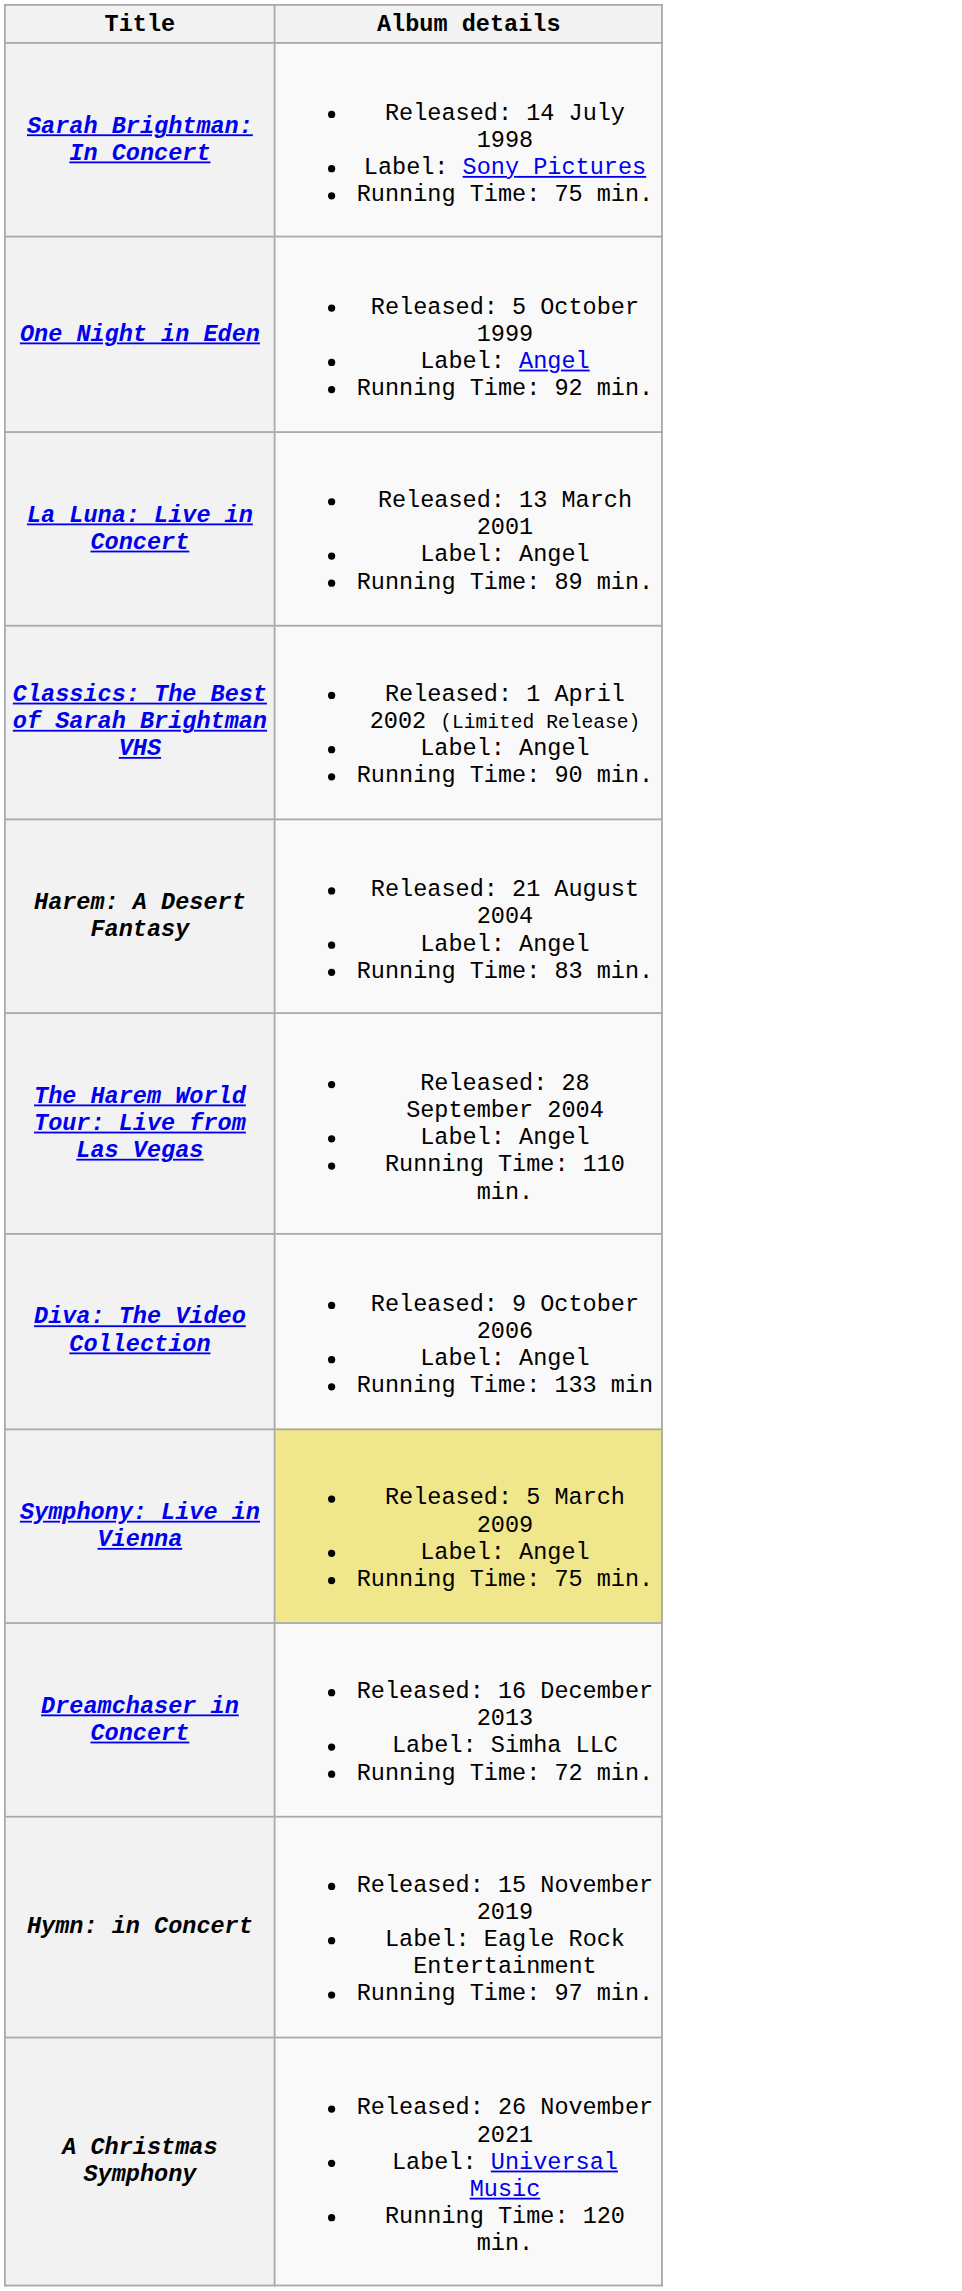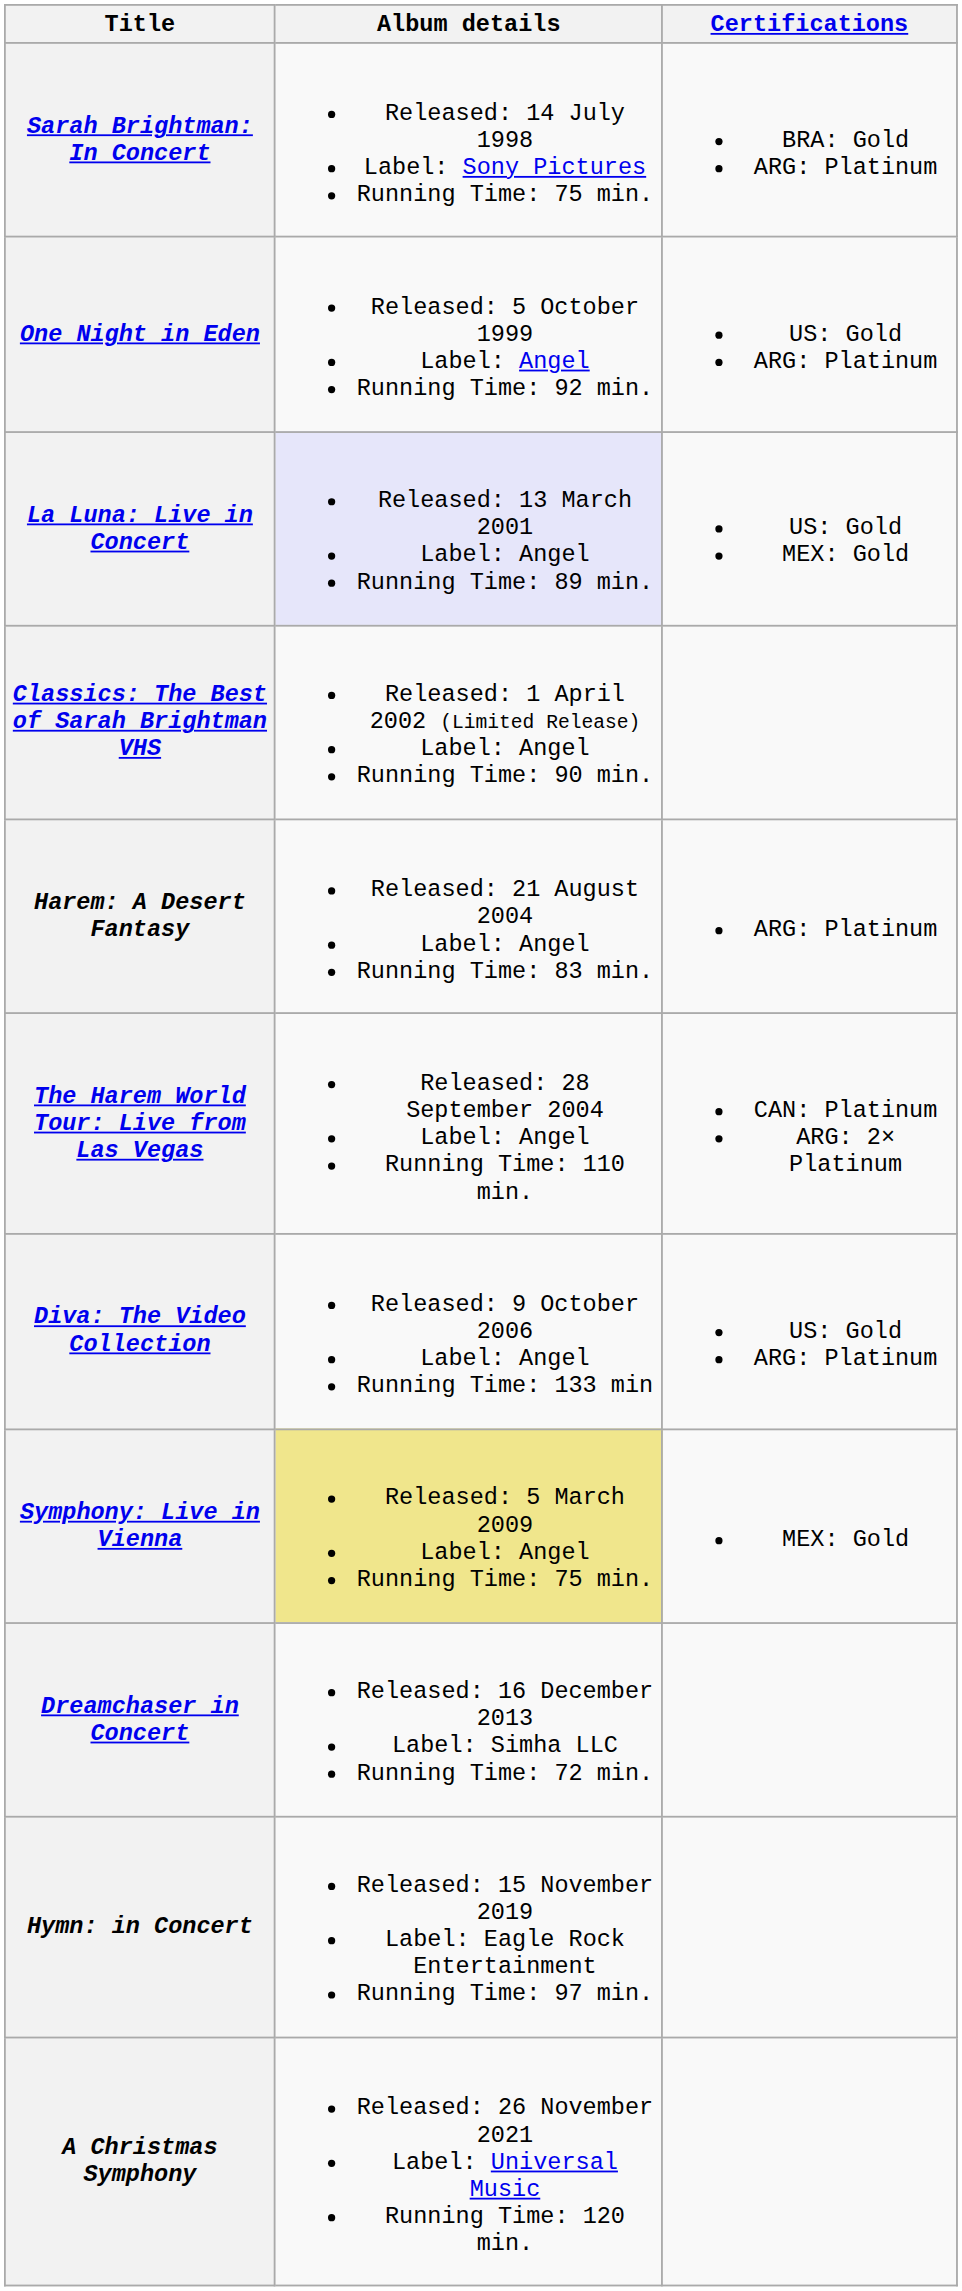+ column: (809, 24)
(469, 542) no background -> (469, 542) lavender background
